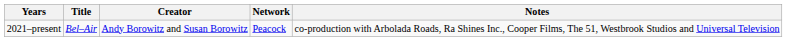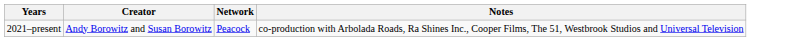- column: (81, 12)
